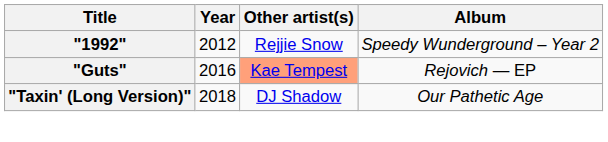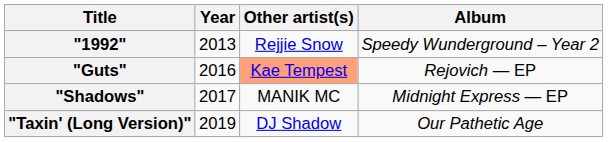(218, 44) 2012 -> (218, 44) 2013
+ row: (100, 96)
(218, 96) 2018 -> (218, 123) 2019
